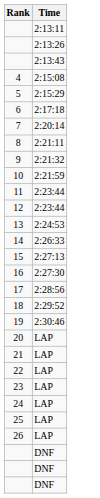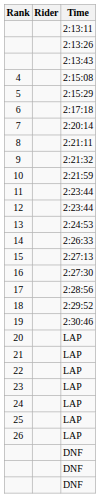+ column: (46, 12)
